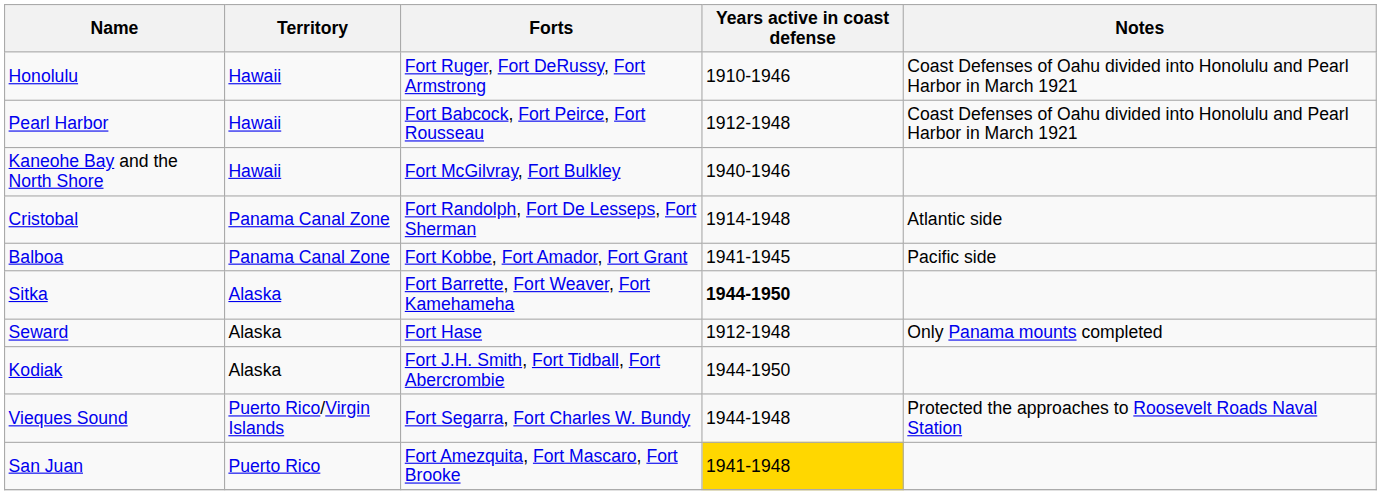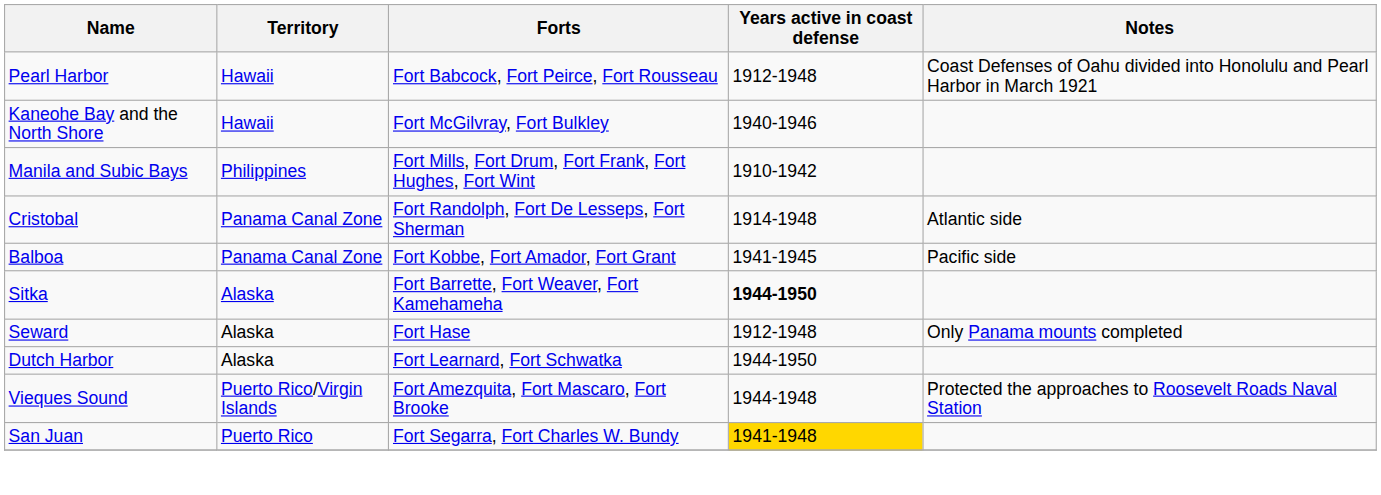- row: (43, 76)
+ row: (98, 171)
- row: (36, 370)
+ row: (61, 360)
(548, 418) Fort Segarra, Fort Charles W. Bundy -> (529, 398) Fort Amezquita, Fort Mascaro, Fort Brooke
(541, 465) Fort Amezquita, Fort Mascaro, Fort Brooke -> (536, 436) Fort Segarra, Fort Charles W. Bundy
